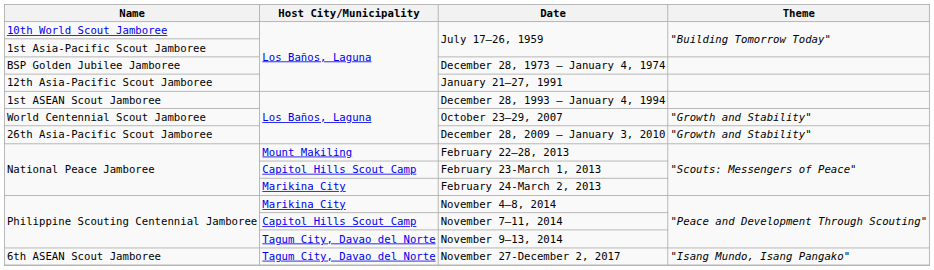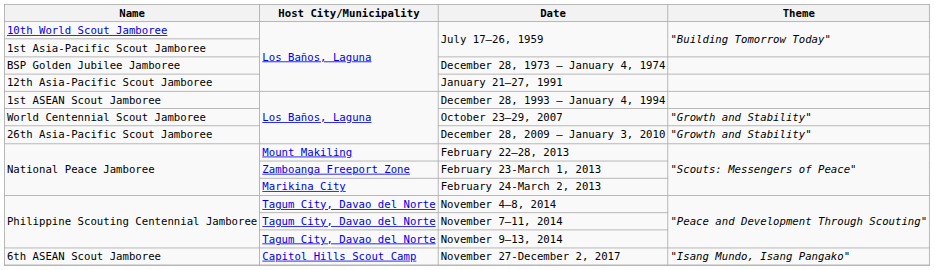(339, 169) Capitol Hills Scout Camp -> (336, 169) Zamboanga Freeport Zone
(304, 204) Marikina City -> (349, 204) Tagum City, Davao del Norte
(339, 222) Capitol Hills Scout Camp -> (349, 222) Tagum City, Davao del Norte
(349, 256) Tagum City, Davao del Norte -> (339, 256) Capitol Hills Scout Camp
